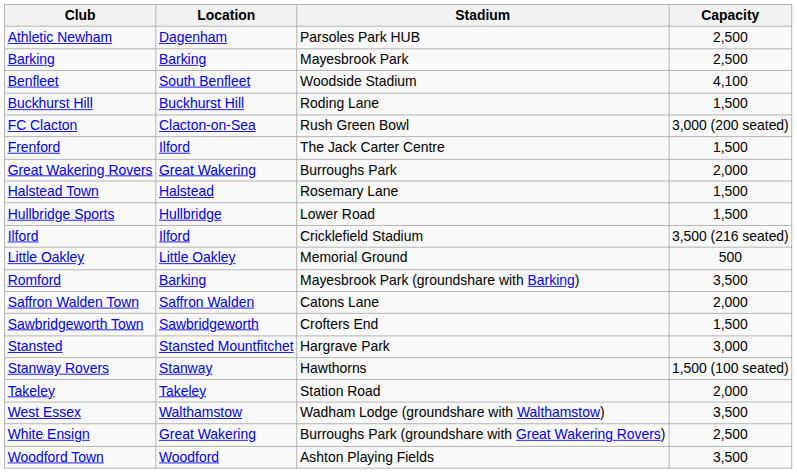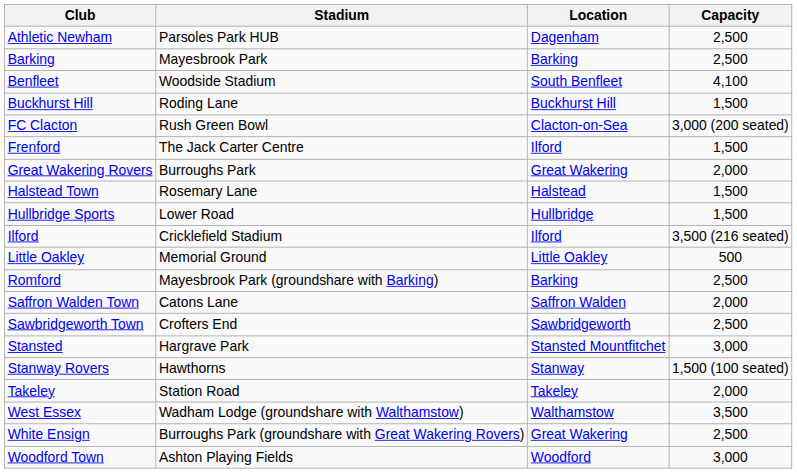columns swapped: (226, 15) <-> (483, 15)
(730, 280) 3,500 -> (730, 280) 2,500
(730, 324) 1,500 -> (730, 324) 2,500
(730, 457) 3,500 -> (730, 457) 3,000
